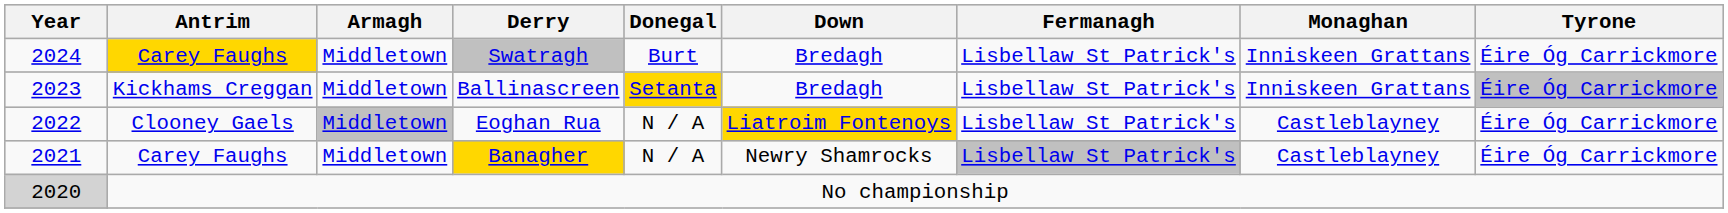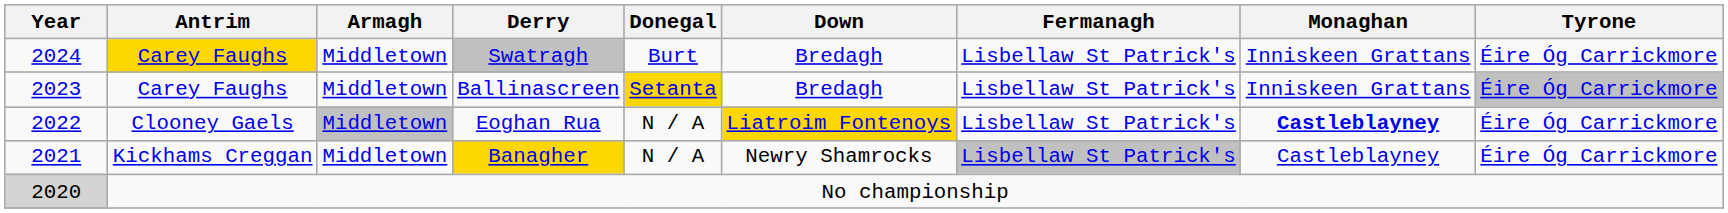(213, 90) Kickhams Creggan -> (213, 90) Carey Faughs
(1358, 123) normal -> (1358, 123) bold
(213, 157) Carey Faughs -> (213, 157) Kickhams Creggan
